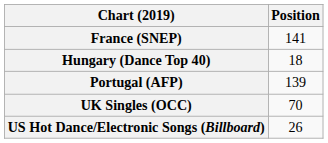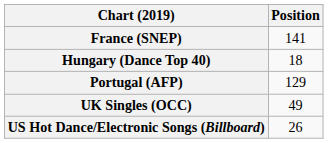(296, 82) 139 -> (296, 82) 129
(296, 104) 70 -> (296, 104) 49
